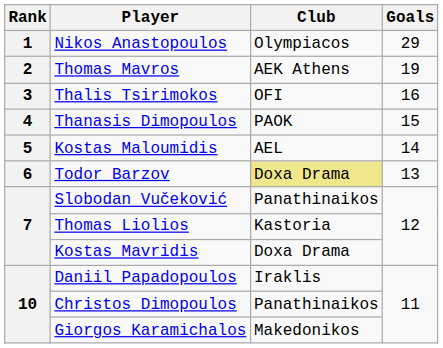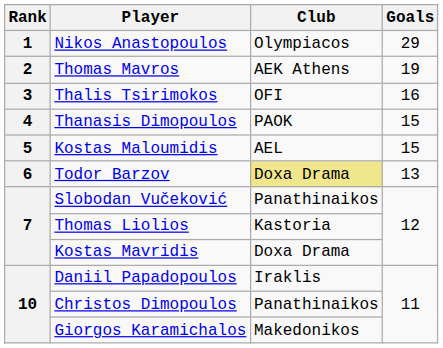(410, 148) 14 -> (410, 148) 15
